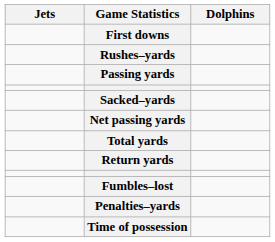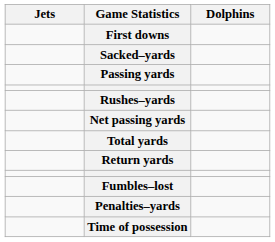rows swapped: (45, 55) <-> (45, 100)
